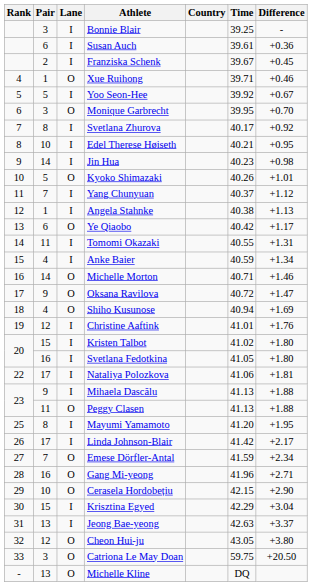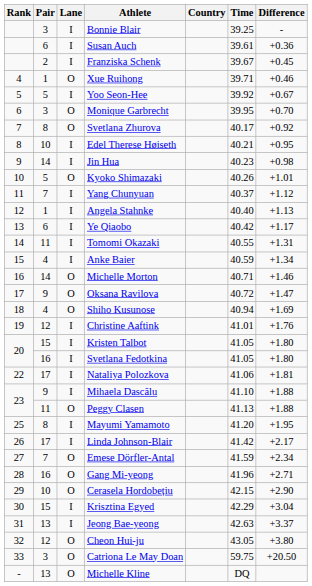(71, 128) I -> (71, 128) O
(242, 210) 40.38 -> (242, 210) 40.40
(71, 227) O -> (71, 227) I
(242, 342) 41.02 -> (242, 342) 41.05
(242, 392) 41.13 -> (242, 392) 41.10
